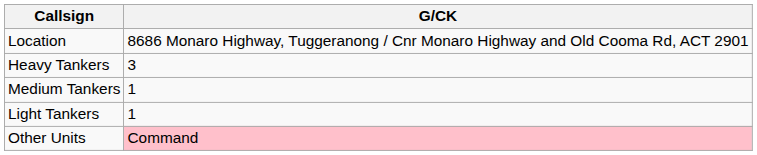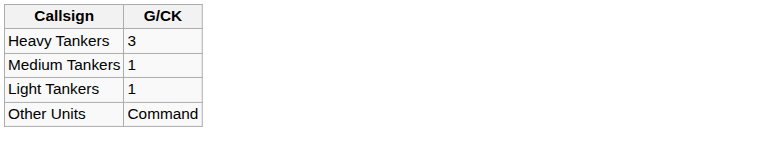- row: (37, 41)
(163, 138) pink background -> (163, 114) no background
